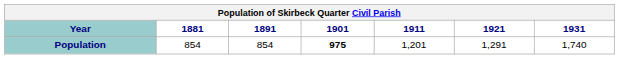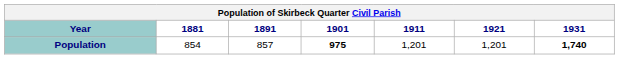(265, 45) 854 -> (265, 45) 857
(494, 45) 1,291 -> (494, 45) 1,201
(574, 45) normal -> (574, 45) bold
